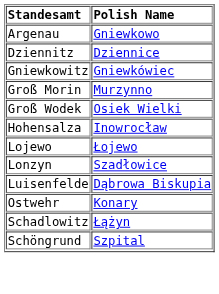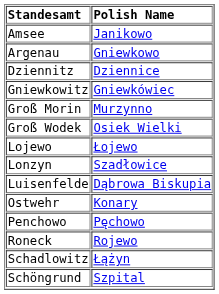+ row: (26, 34)
- row: (45, 128)
+ row: (37, 222)
+ row: (30, 240)
